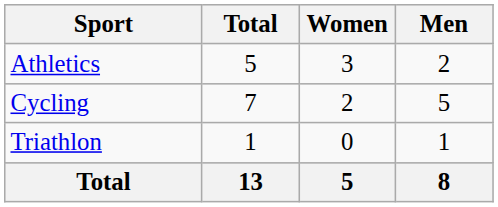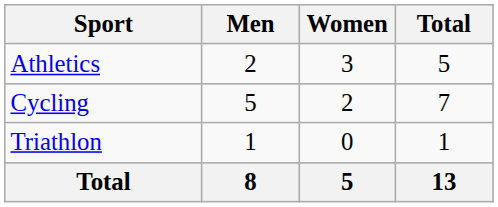columns swapped: (444, 24) <-> (251, 24)
